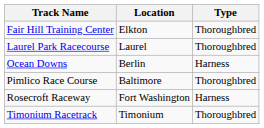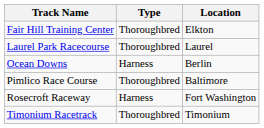columns swapped: (154, 13) <-> (226, 13)
